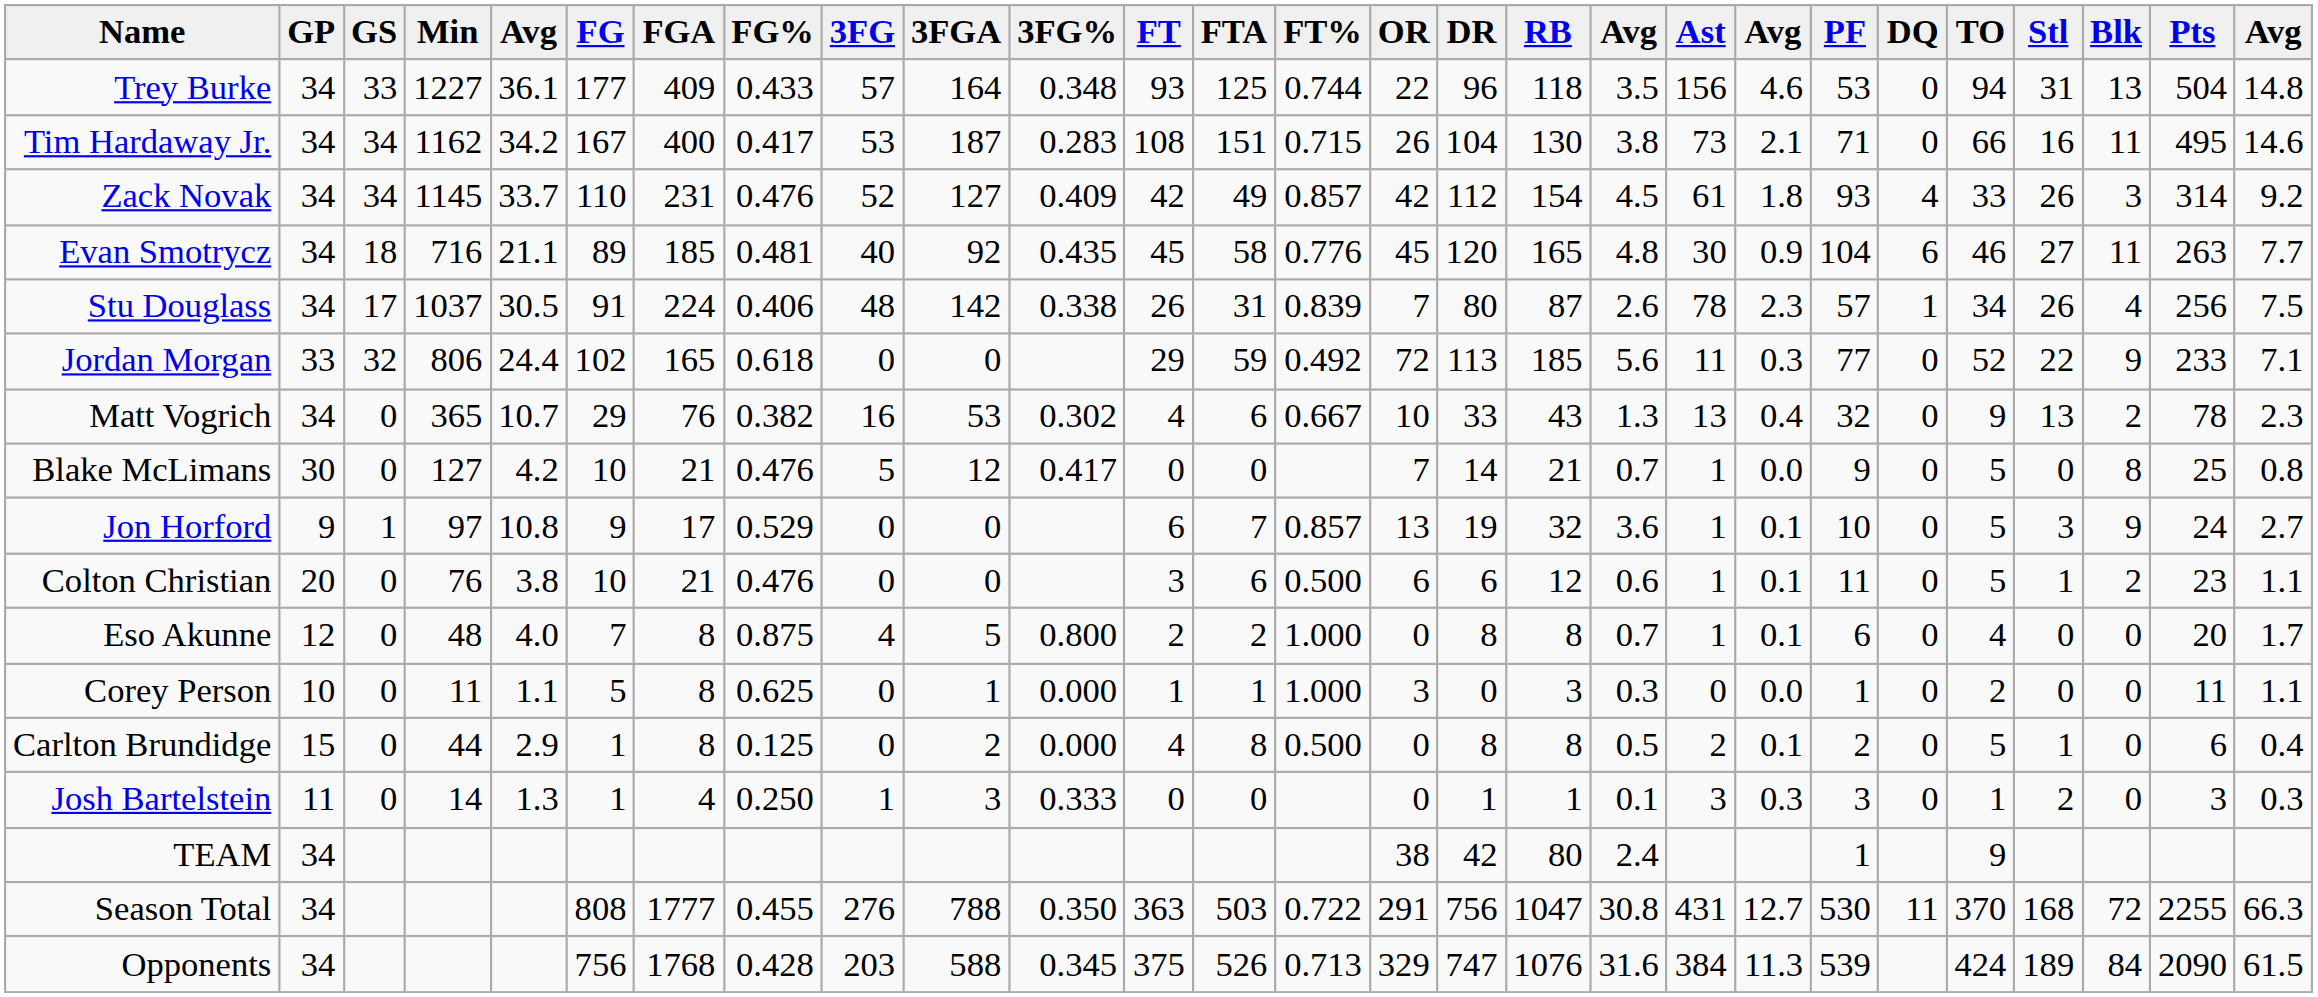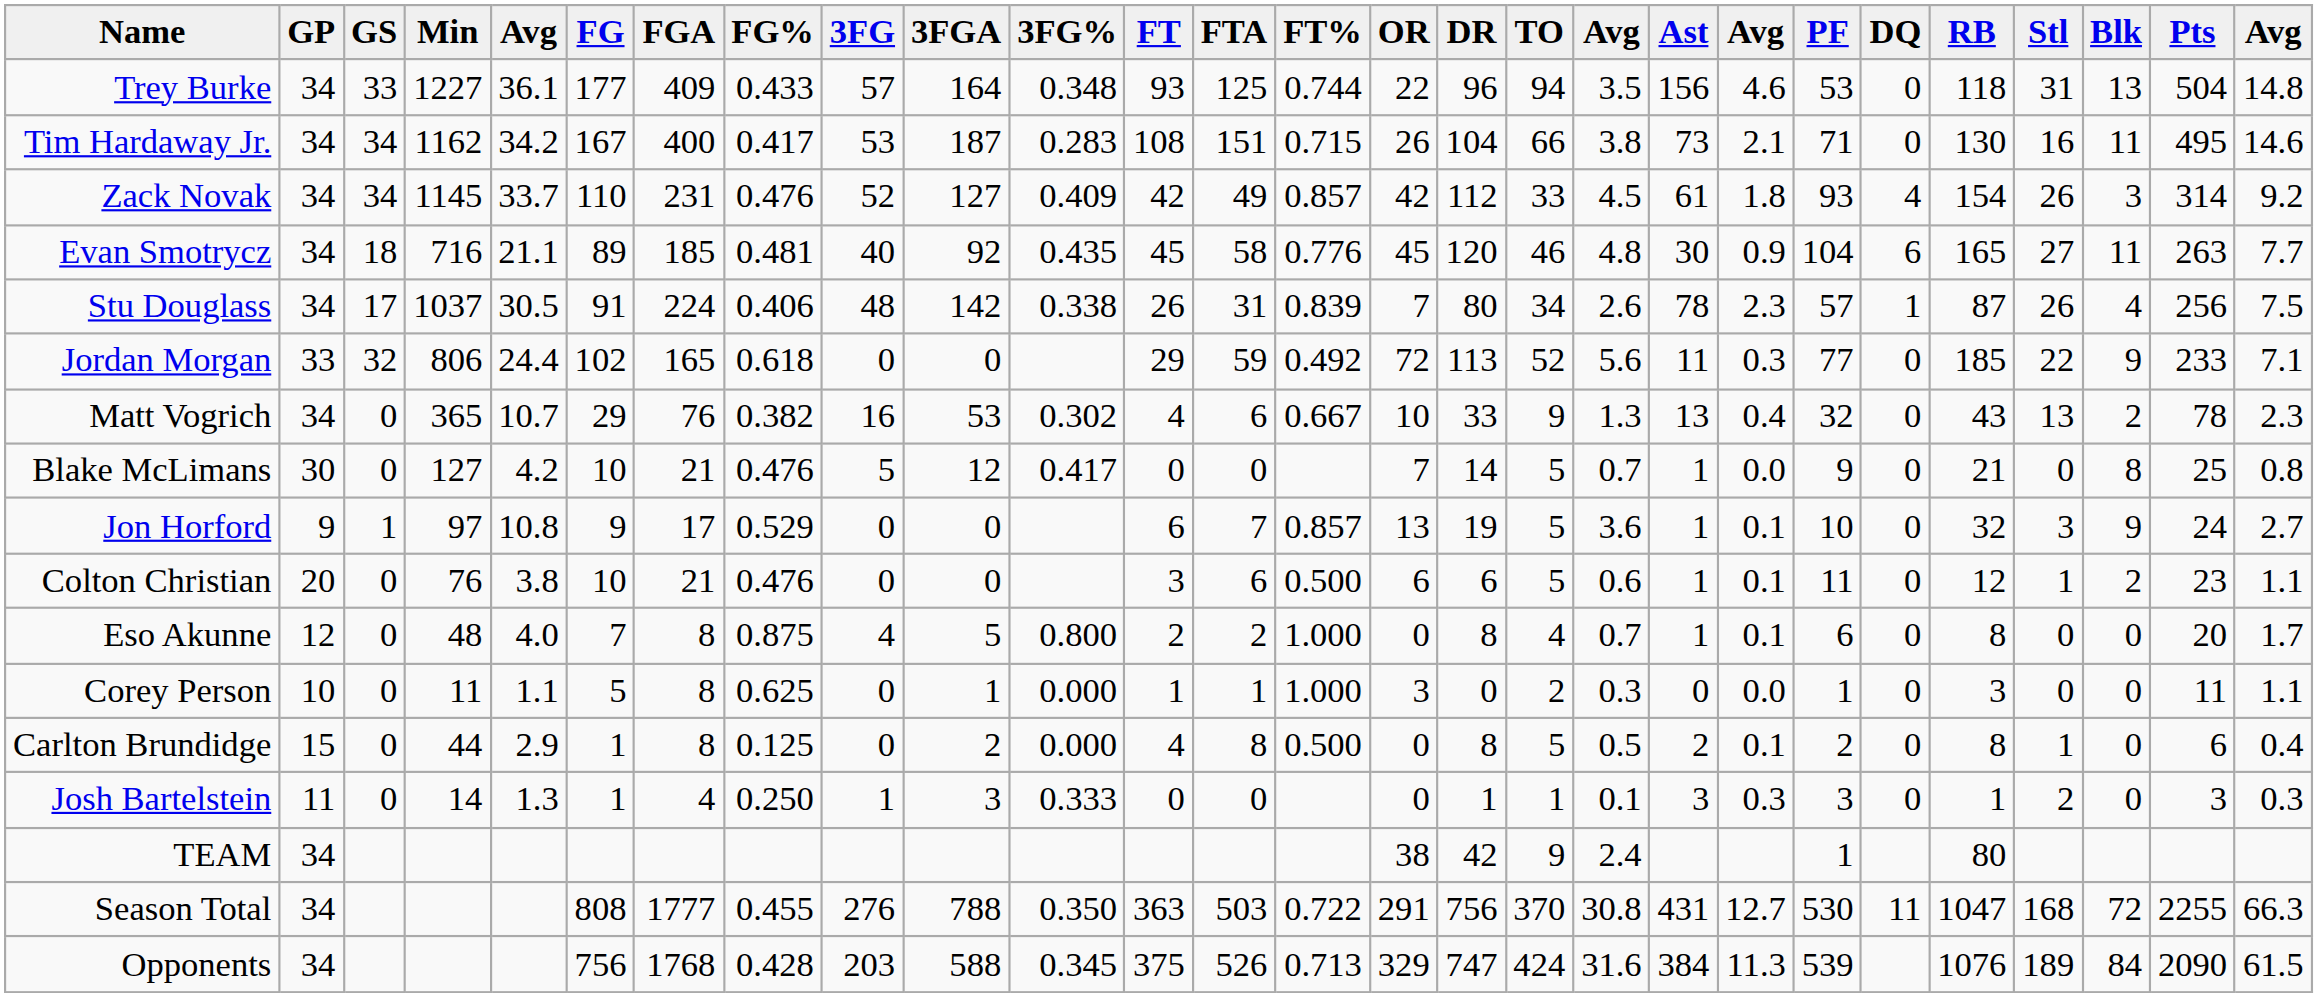columns swapped: (1548, 31) <-> (1980, 31)
